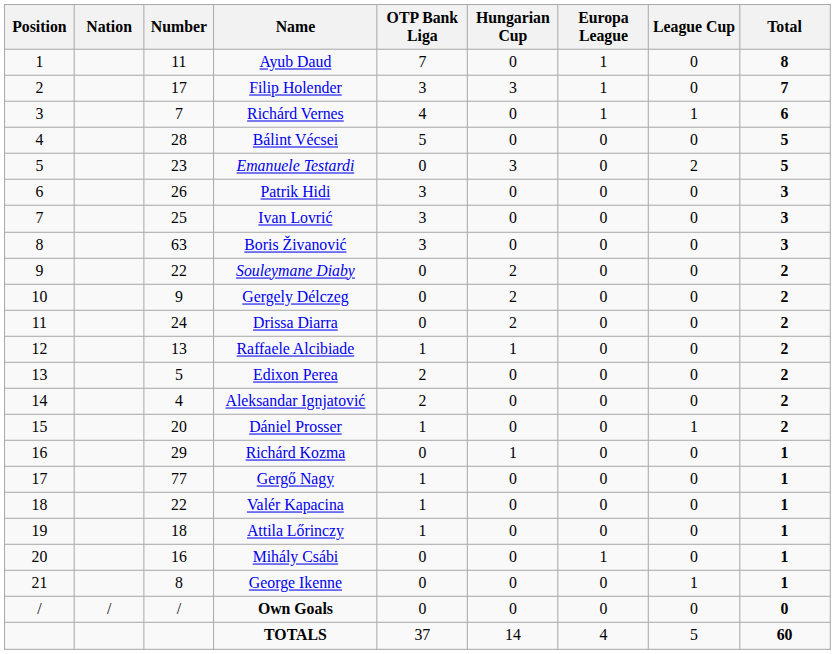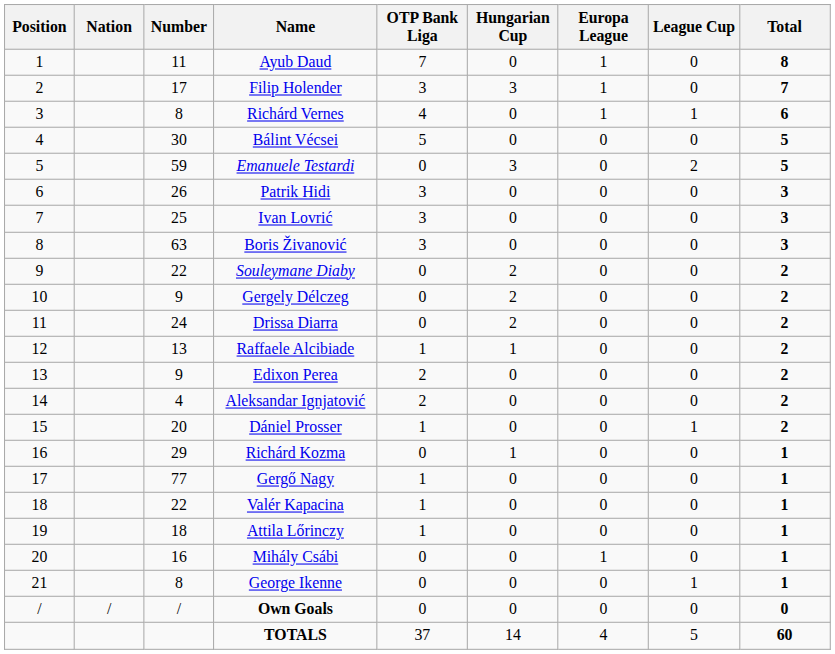(179, 114) 7 -> (179, 114) 8
(179, 140) 28 -> (179, 140) 30
(179, 166) 23 -> (179, 166) 59
(179, 375) 5 -> (179, 375) 9
